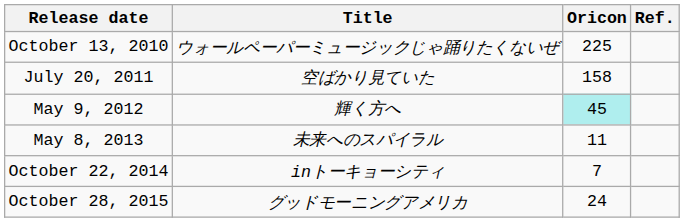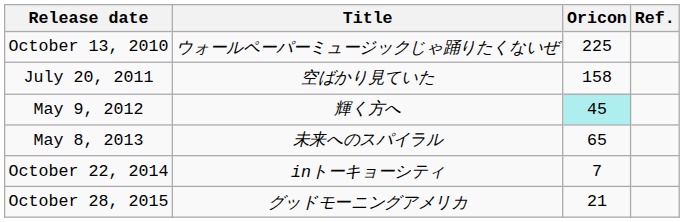(597, 140) 11 -> (597, 140) 65
(597, 202) 24 -> (597, 202) 21
